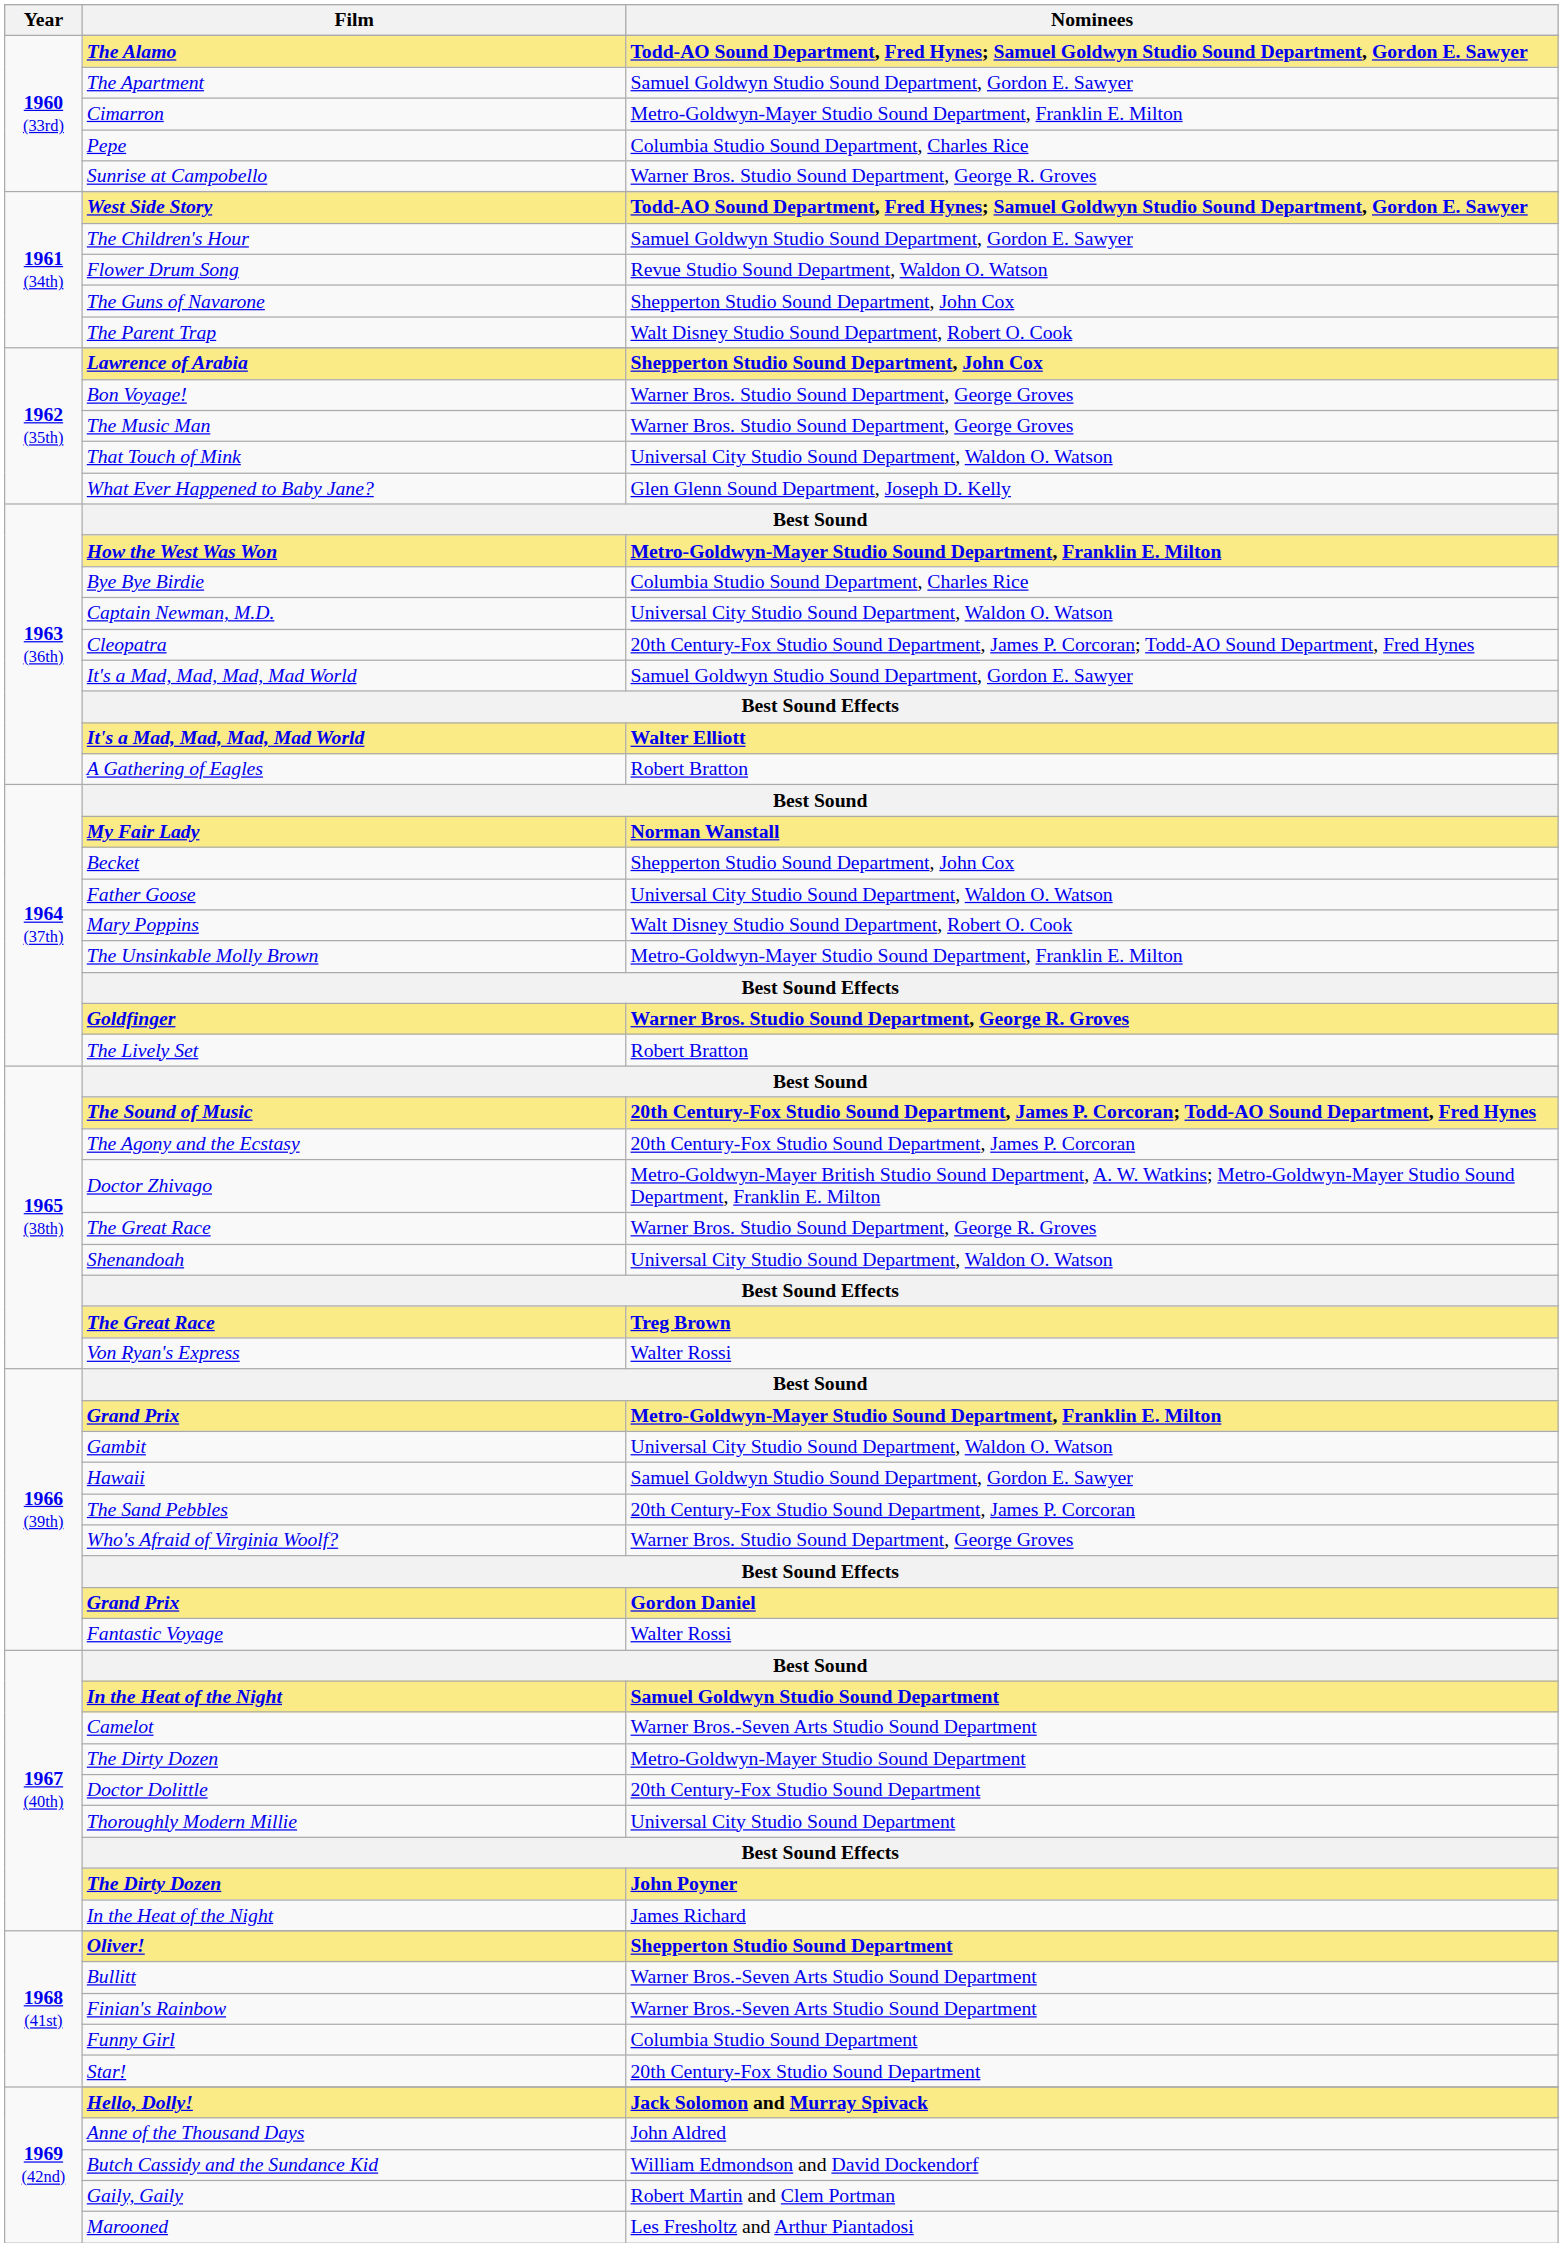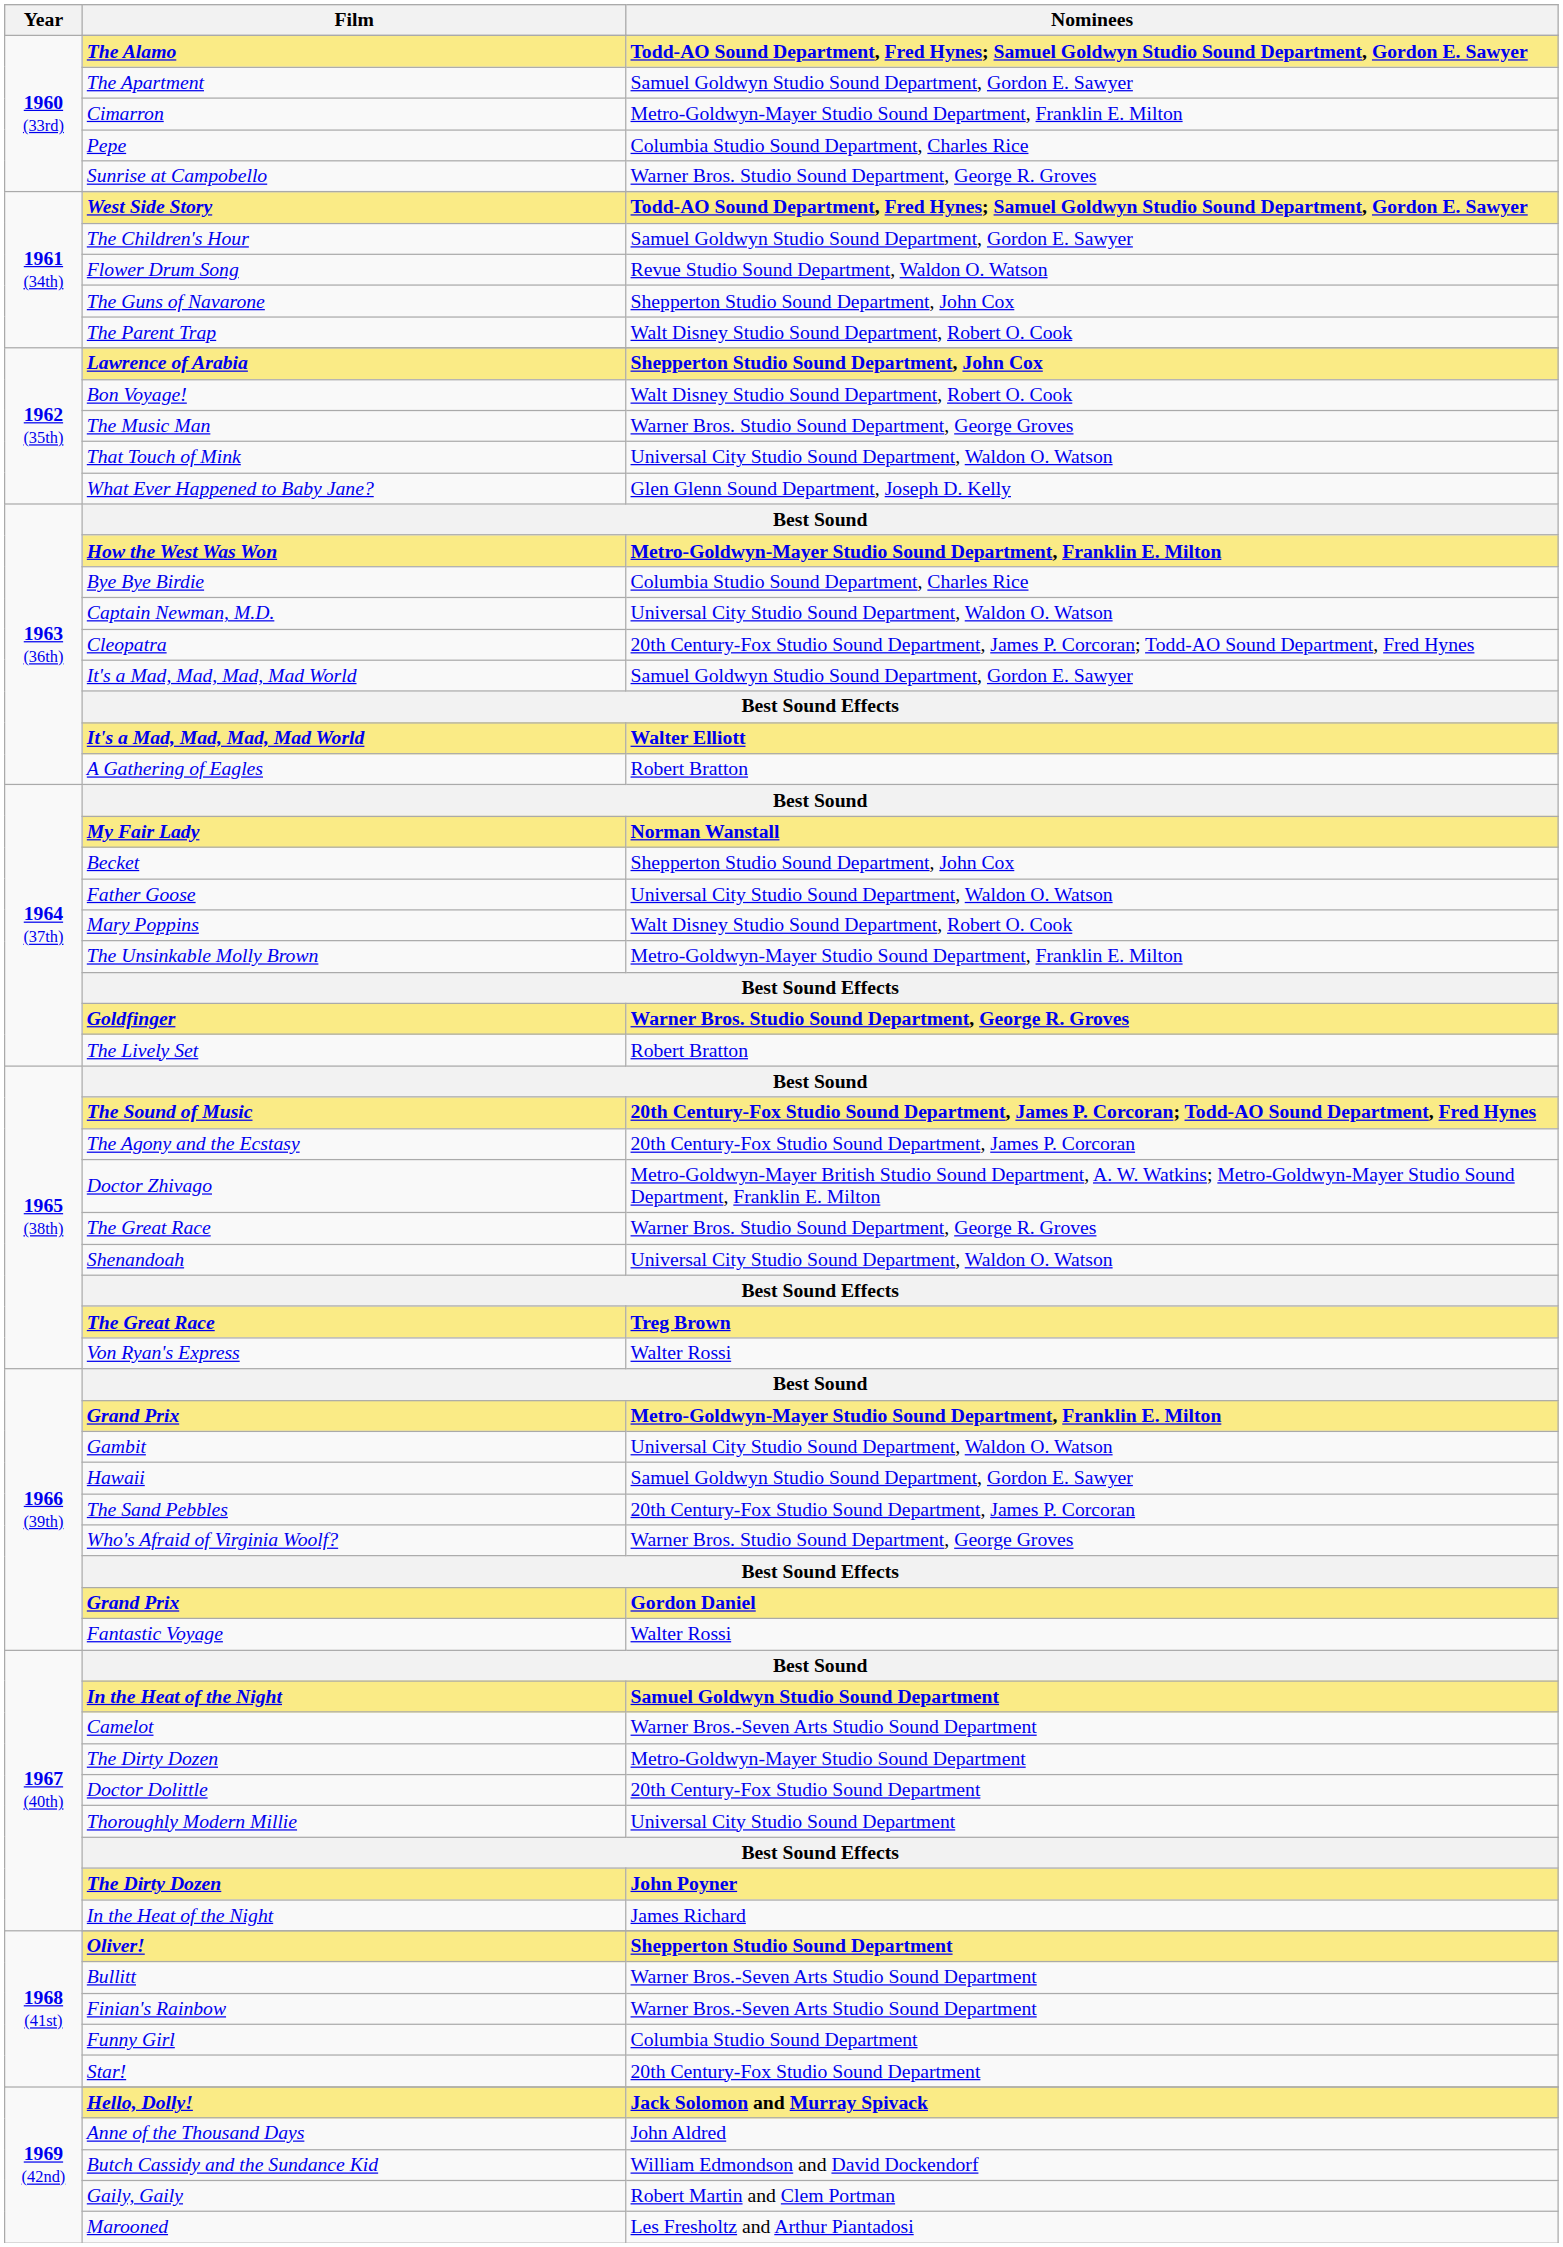(852, 394) Warner Bros. Studio Sound Department, George Groves -> (851, 394) Walt Disney Studio Sound Department, Robert O. Cook
